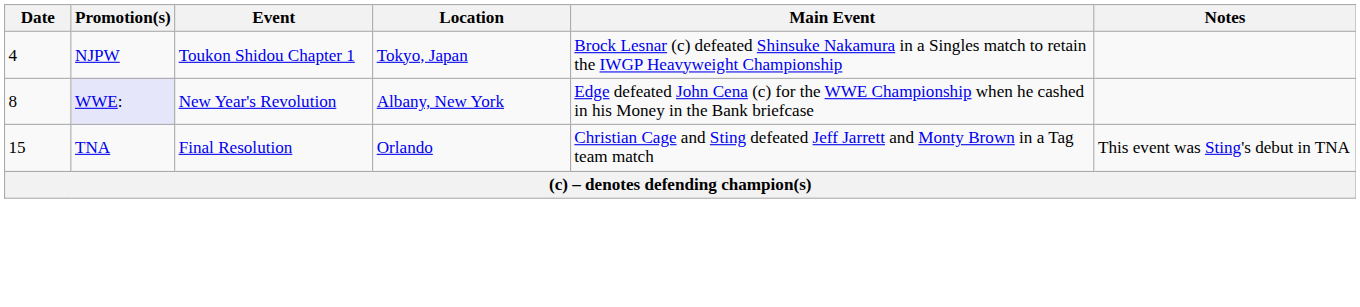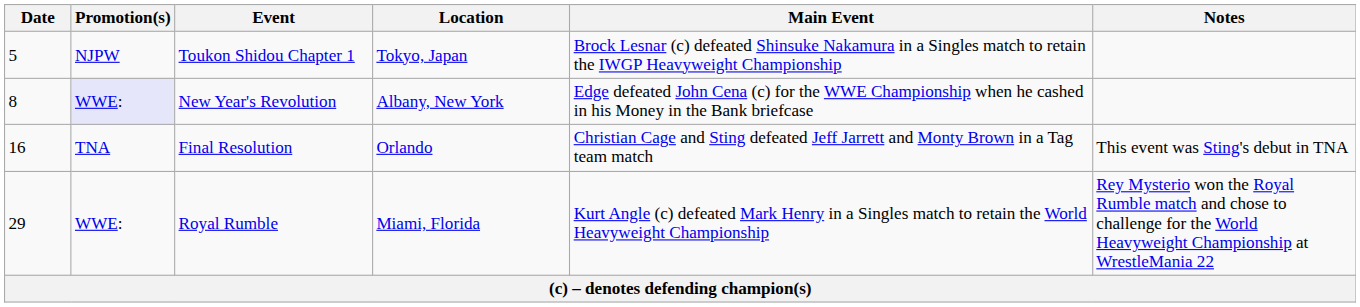(13, 54) 4 -> (13, 54) 5
(17, 147) 15 -> (17, 147) 16
+ row: (228, 222)
